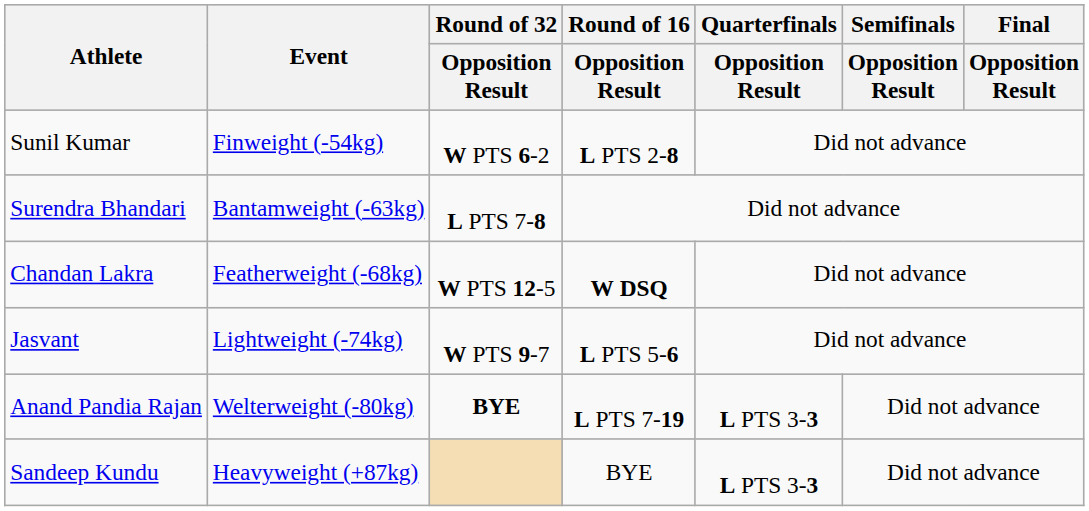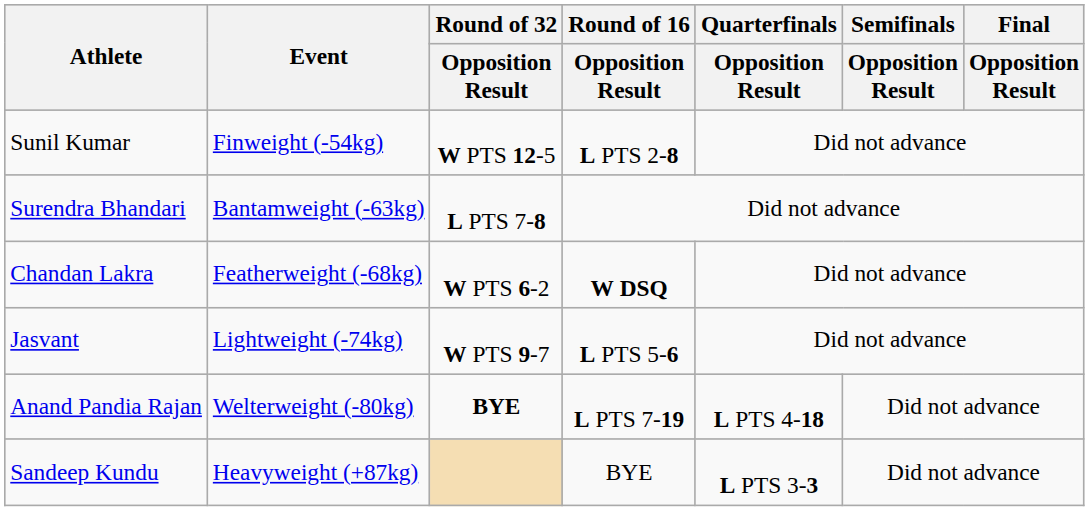(496, 156) W PTS 6-2 -> (496, 156) W PTS 12-5
(496, 288) W PTS 12-5 -> (496, 288) W PTS 6-2
(769, 420) L PTS 3-3 -> (769, 420) L PTS 4-18
